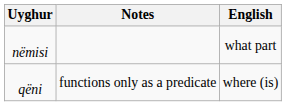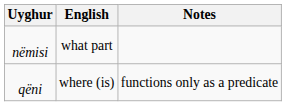columns swapped: (251, 15) <-> (138, 15)
